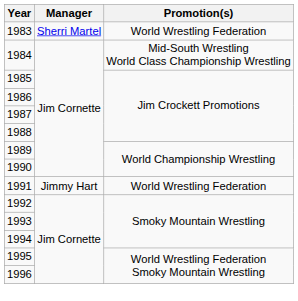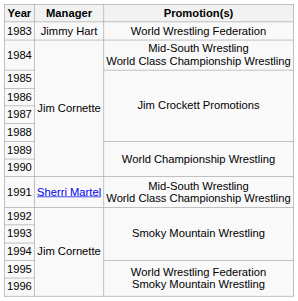(69, 31) Sherri Martel -> (69, 31) Jimmy Hart
(69, 185) Jimmy Hart -> (69, 192) Sherri Martel
(199, 185) World Wrestling Federation -> (199, 192) Mid-South Wrestling World Class Championship Wrestling
